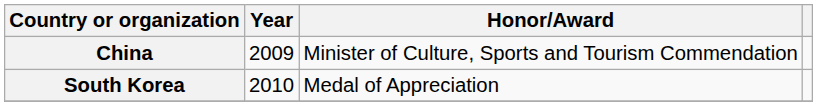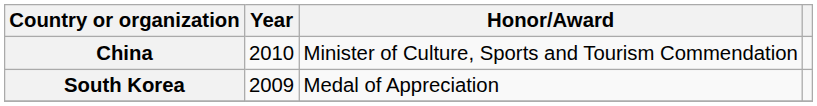(272, 52) 2009 -> (272, 52) 2010
(272, 85) 2010 -> (272, 85) 2009
